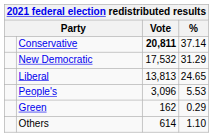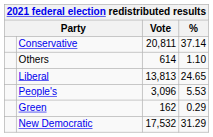(161, 44) bold -> (161, 44) normal
rows swapped: (56, 60) <-> (34, 124)
